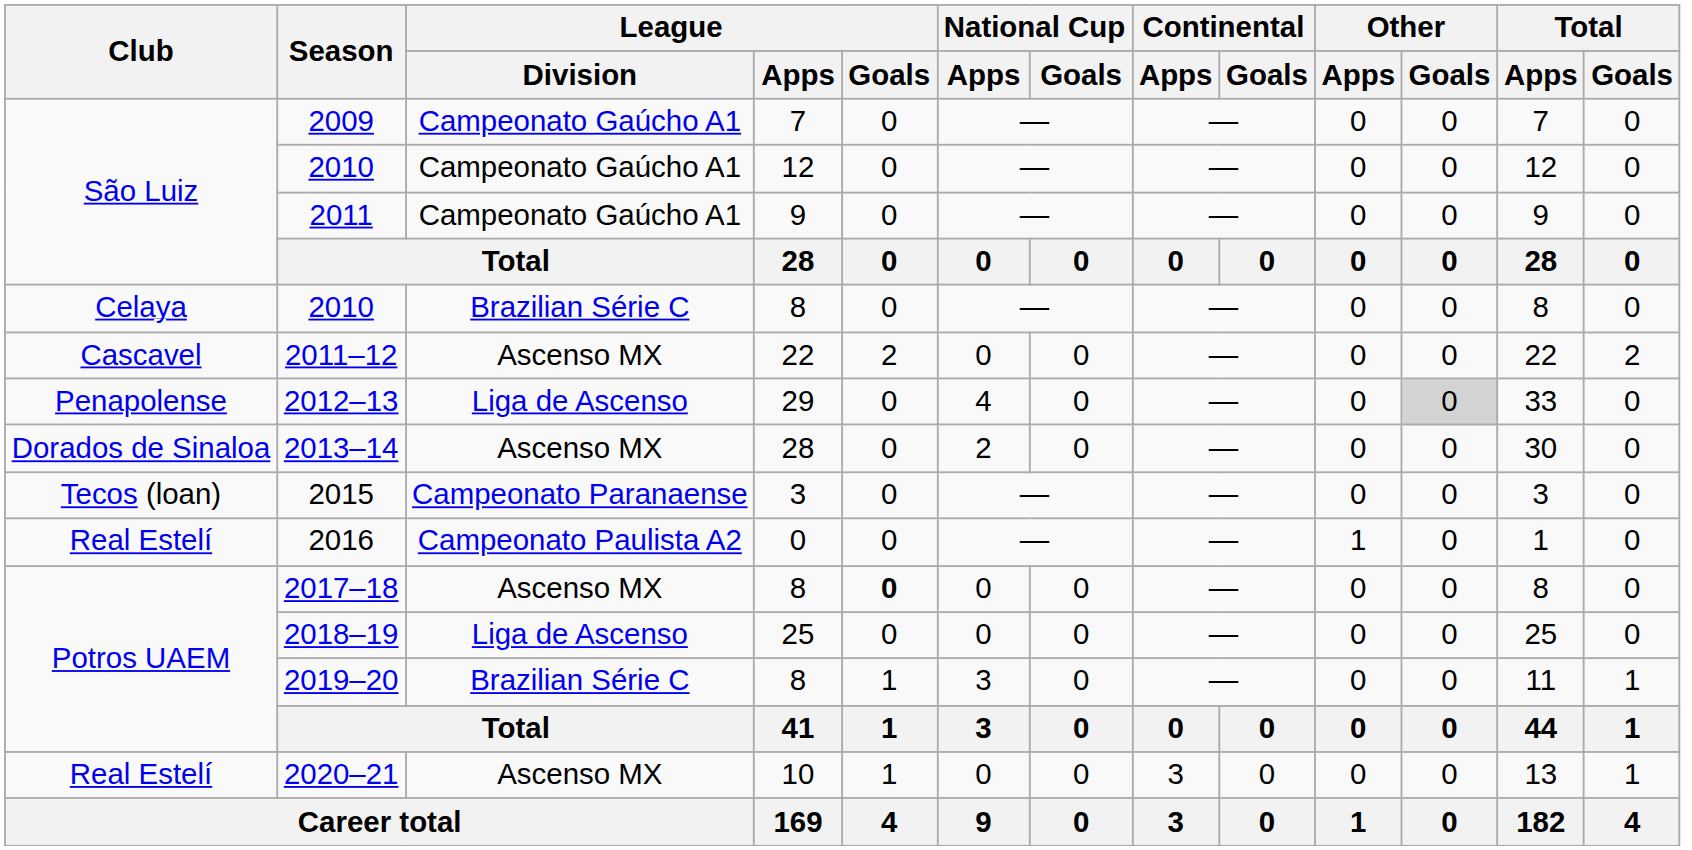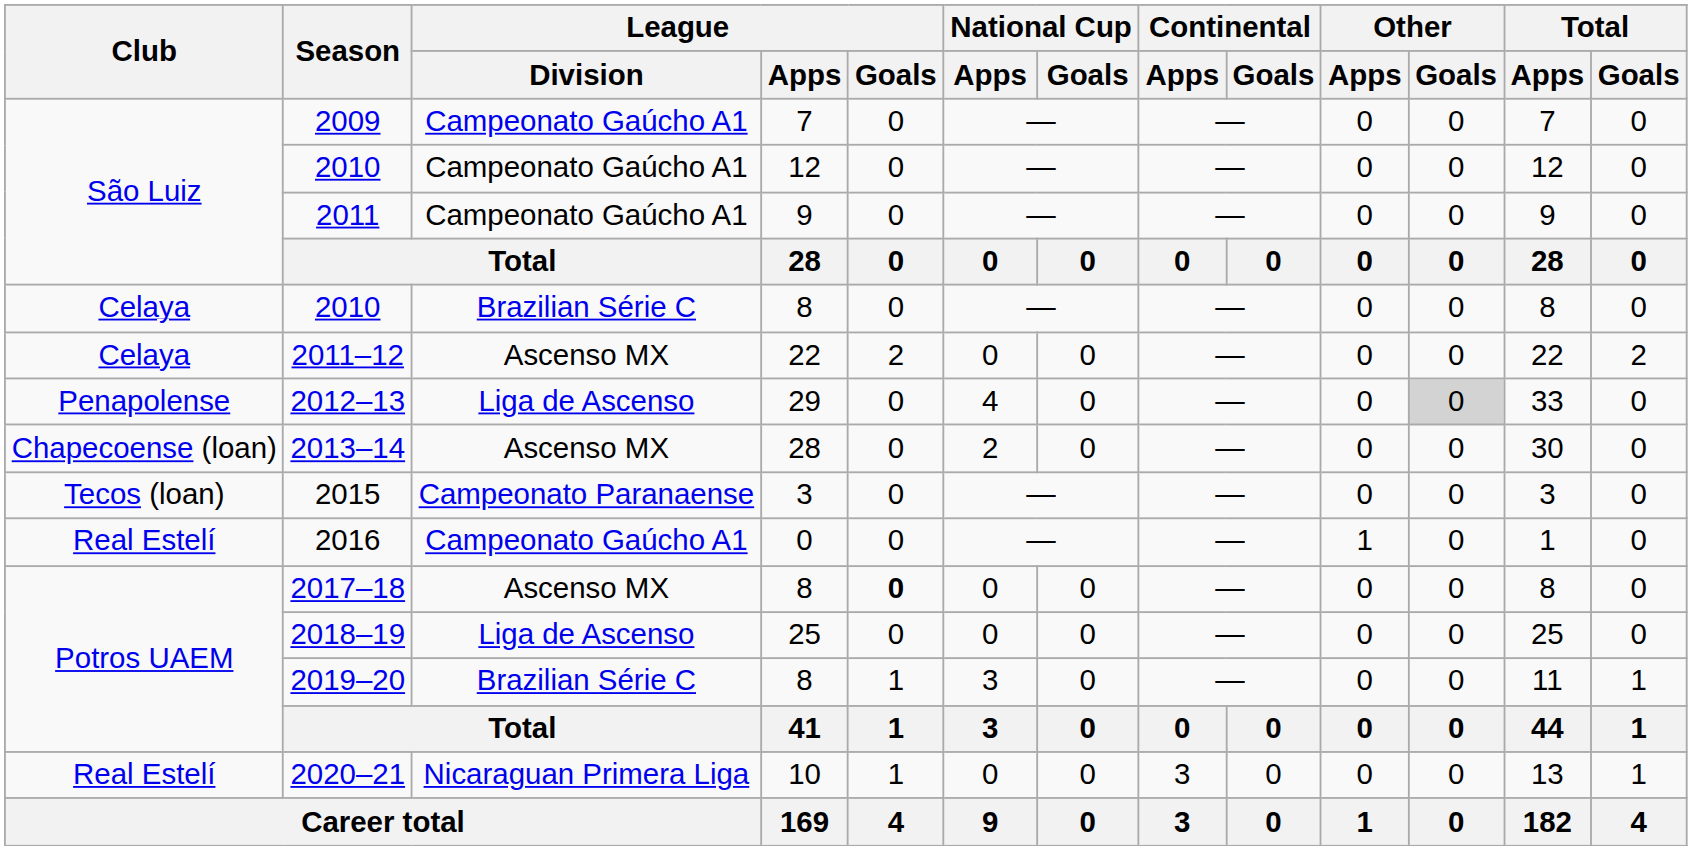(141, 354) Cascavel -> (144, 354) Celaya
(141, 448) Dorados de Sinaloa -> (144, 448) Chapecoense (loan)
(580, 541) Campeonato Paulista A2 -> (586, 541) Campeonato Gaúcho A1
(580, 774) Ascenso MX -> (586, 774) Nicaraguan Primera Liga
